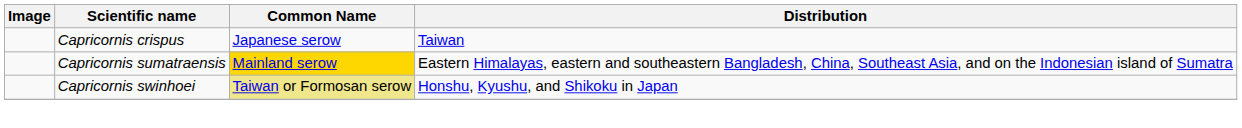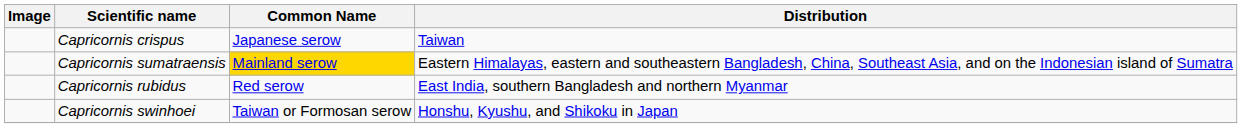+ row: (122, 87)
(322, 87) khaki background -> (322, 110) no background
